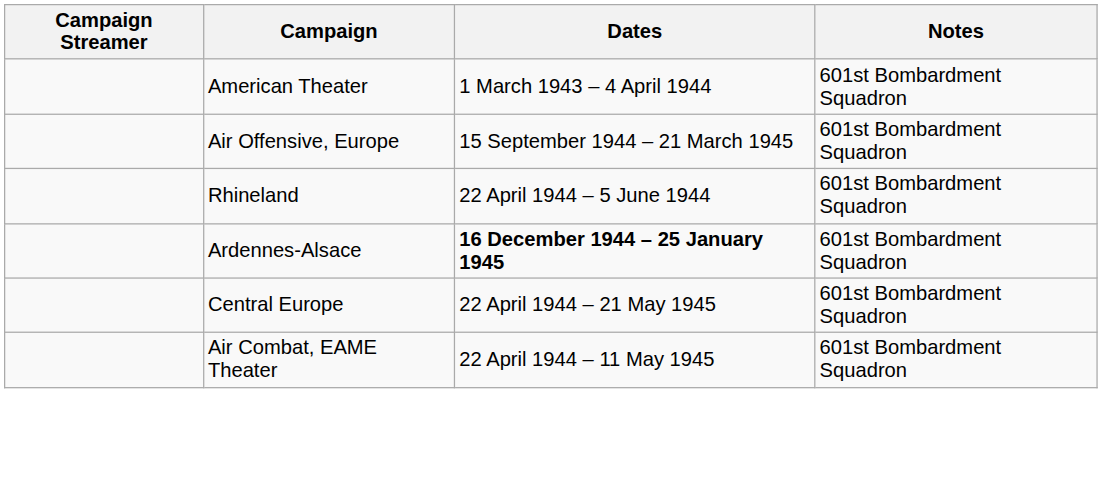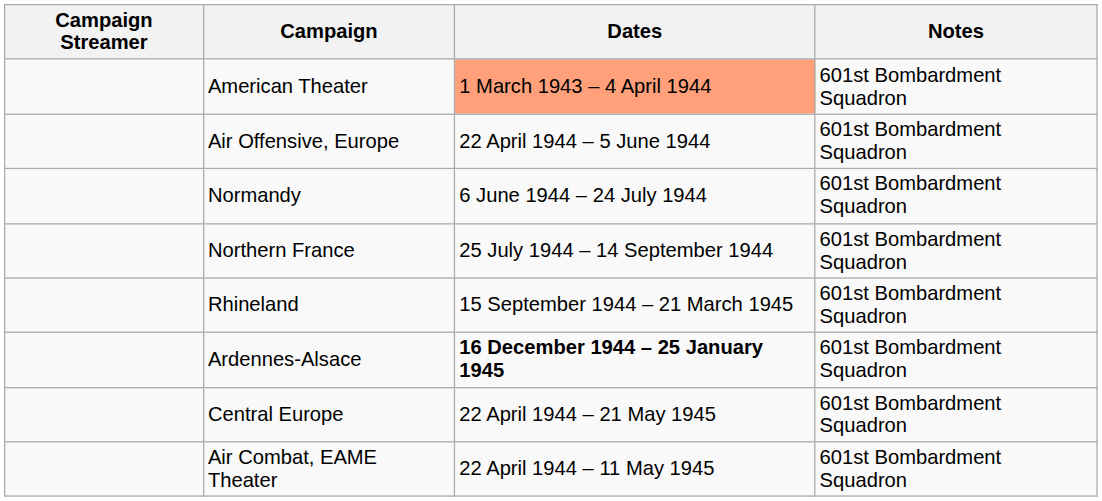(585, 86) no background -> (585, 86) lightsalmon background
(626, 141) 15 September 1944 – 21 March 1945 -> (585, 141) 22 April 1944 – 5 June 1944
+ row: (254, 195)
+ row: (281, 250)
(585, 195) 22 April 1944 – 5 June 1944 -> (626, 305) 15 September 1944 – 21 March 1945
